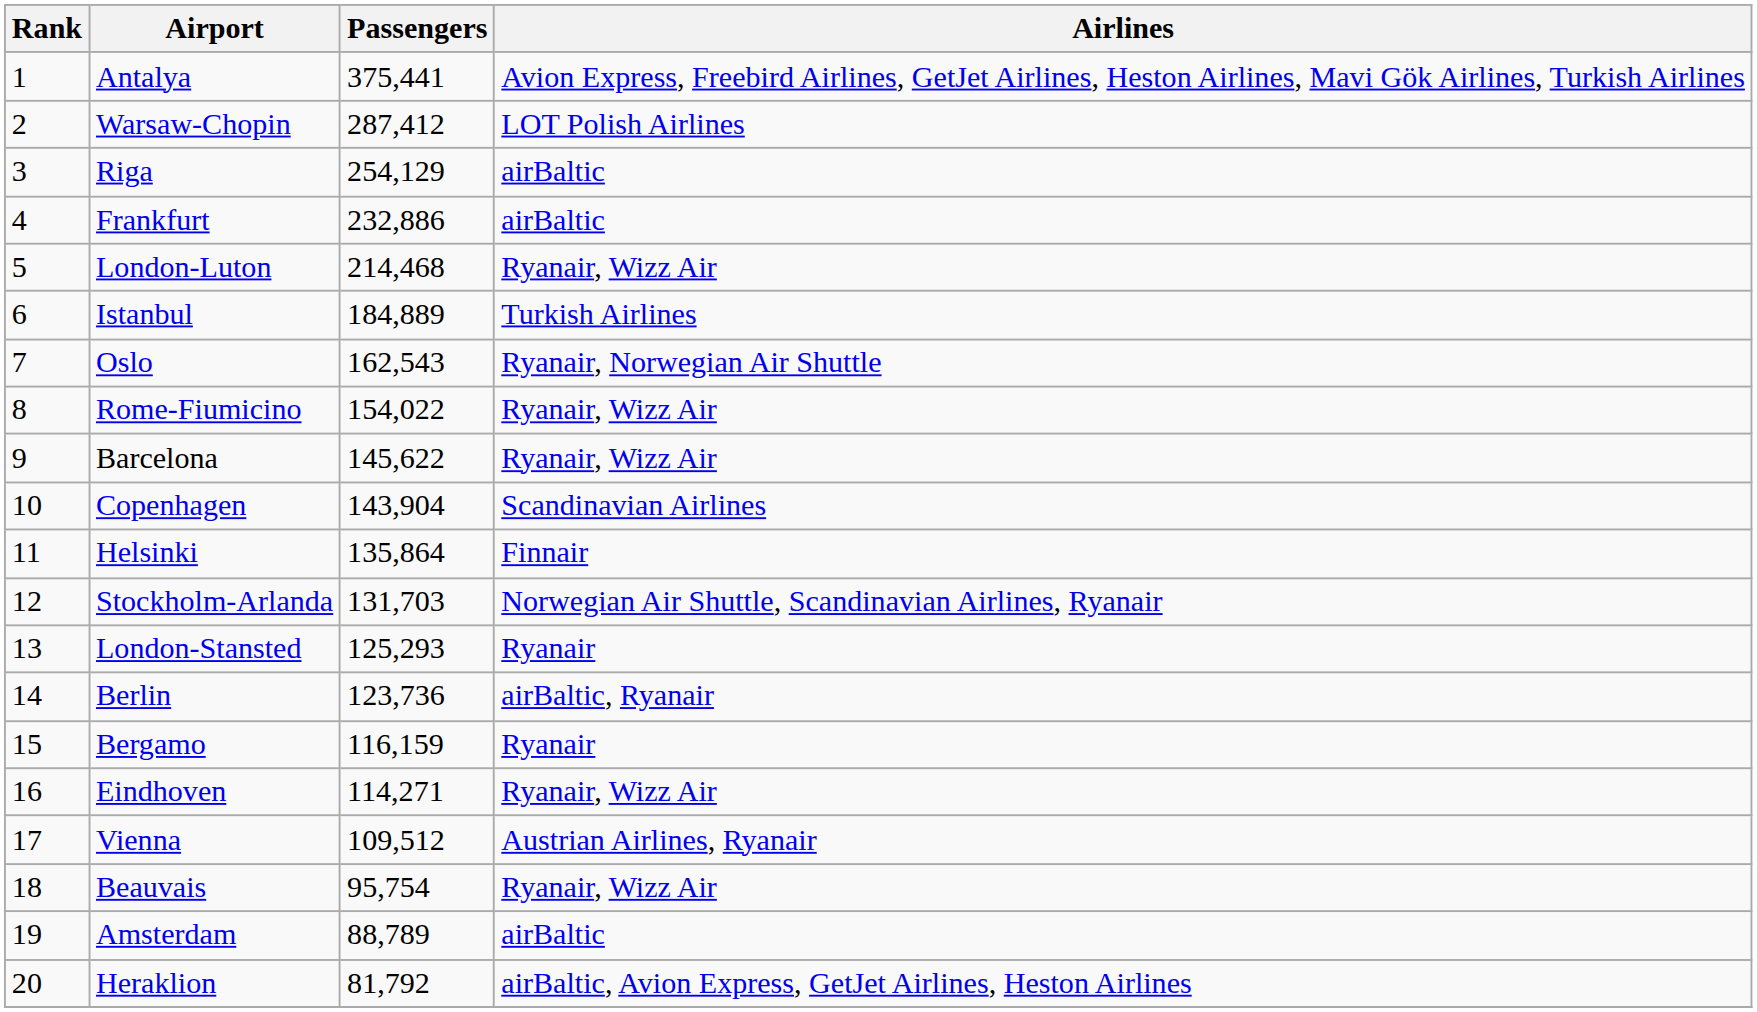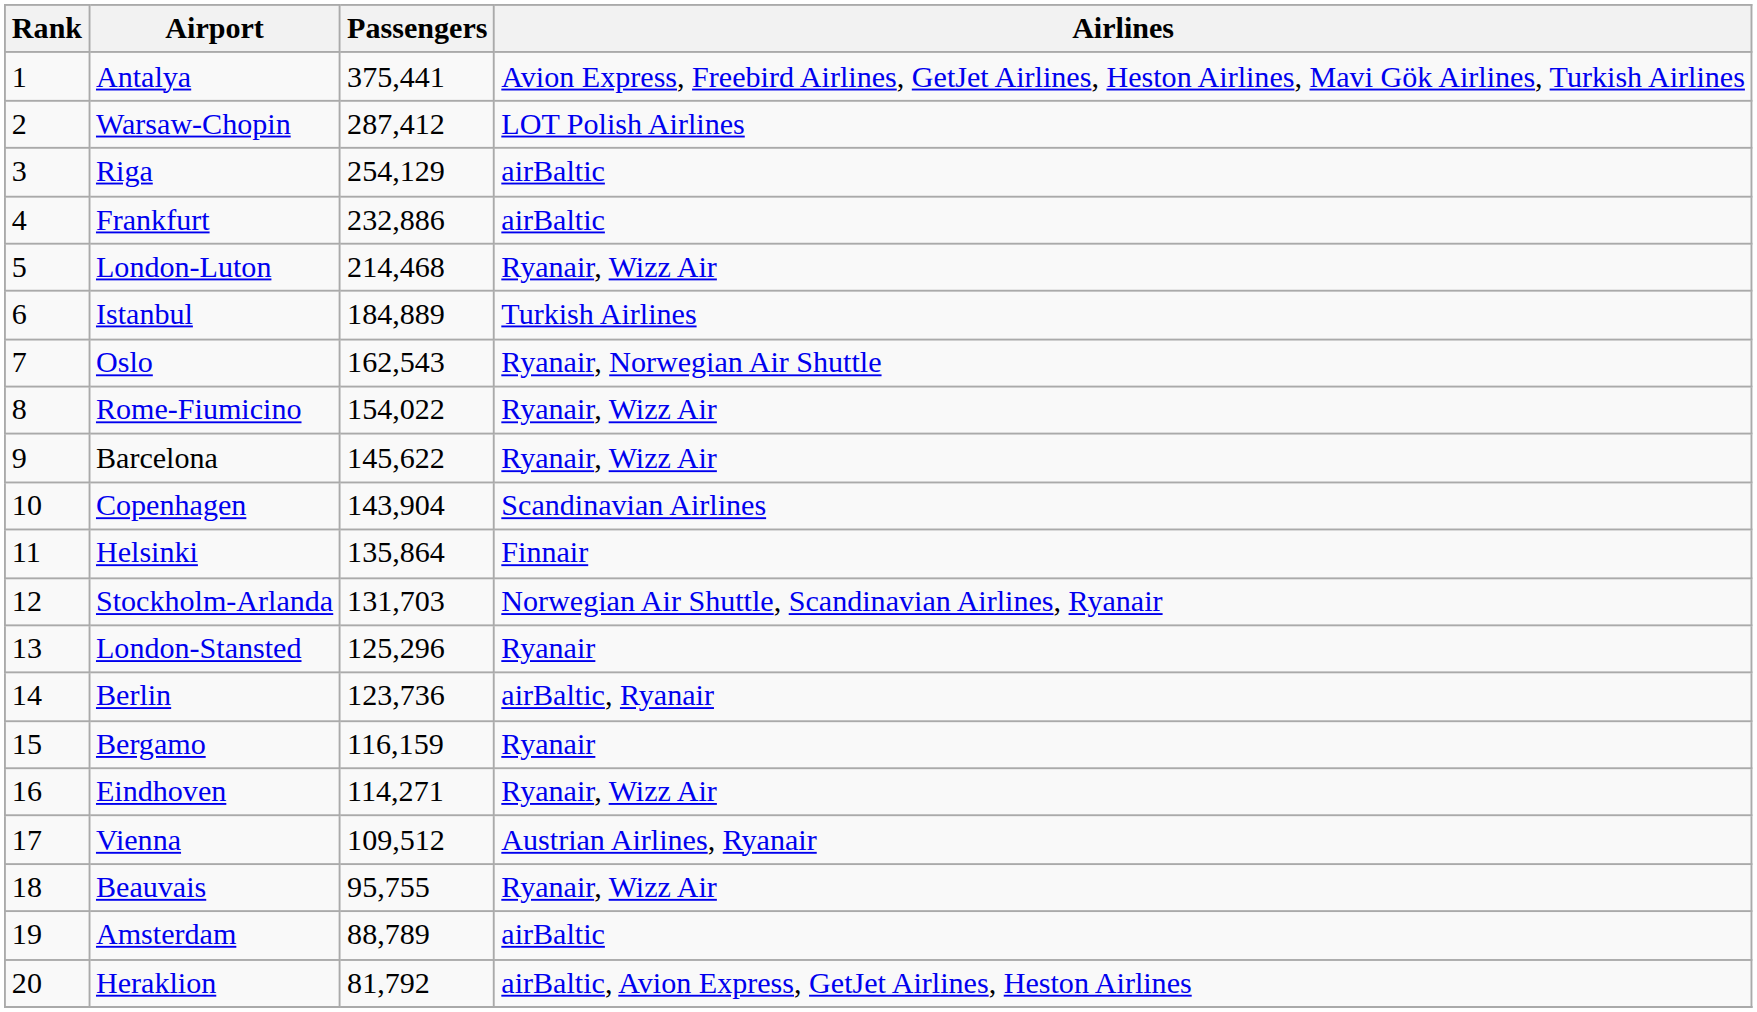(396, 648) 125,293 -> (396, 648) 125,296
(388, 887) 95,754 -> (388, 887) 95,755
